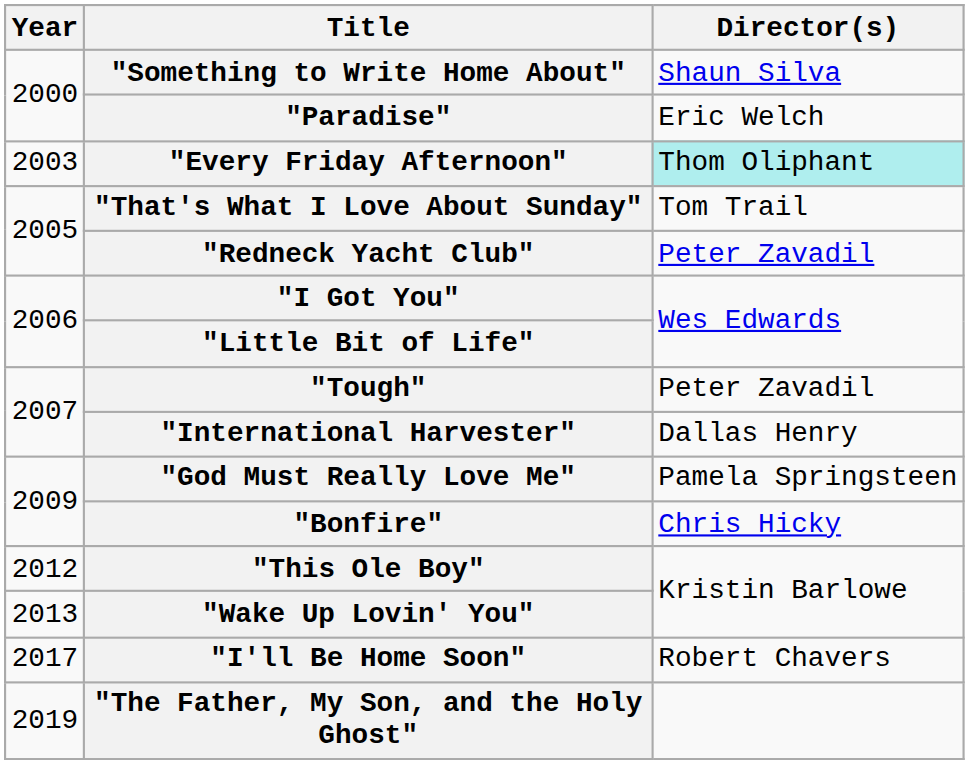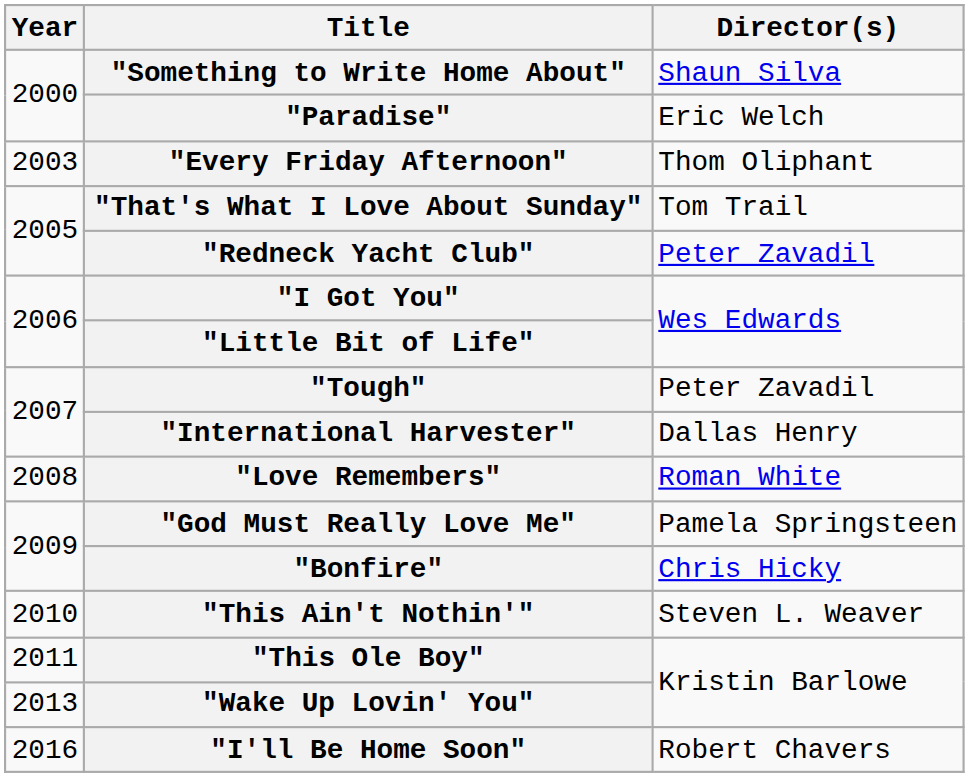(766, 163) paleturquoise background -> (766, 163) no background
+ row: (368, 479)
+ row: (368, 614)
(45, 569) 2012 -> (45, 659) 2011
(45, 659) 2017 -> (45, 750) 2016
- row: (368, 721)
